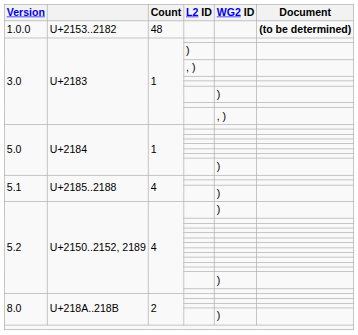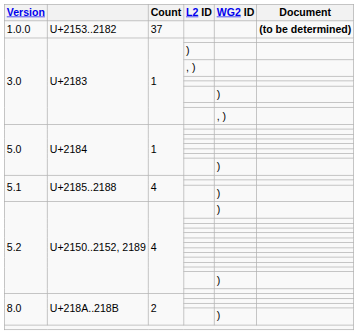(157, 29) 48 -> (157, 29) 37
